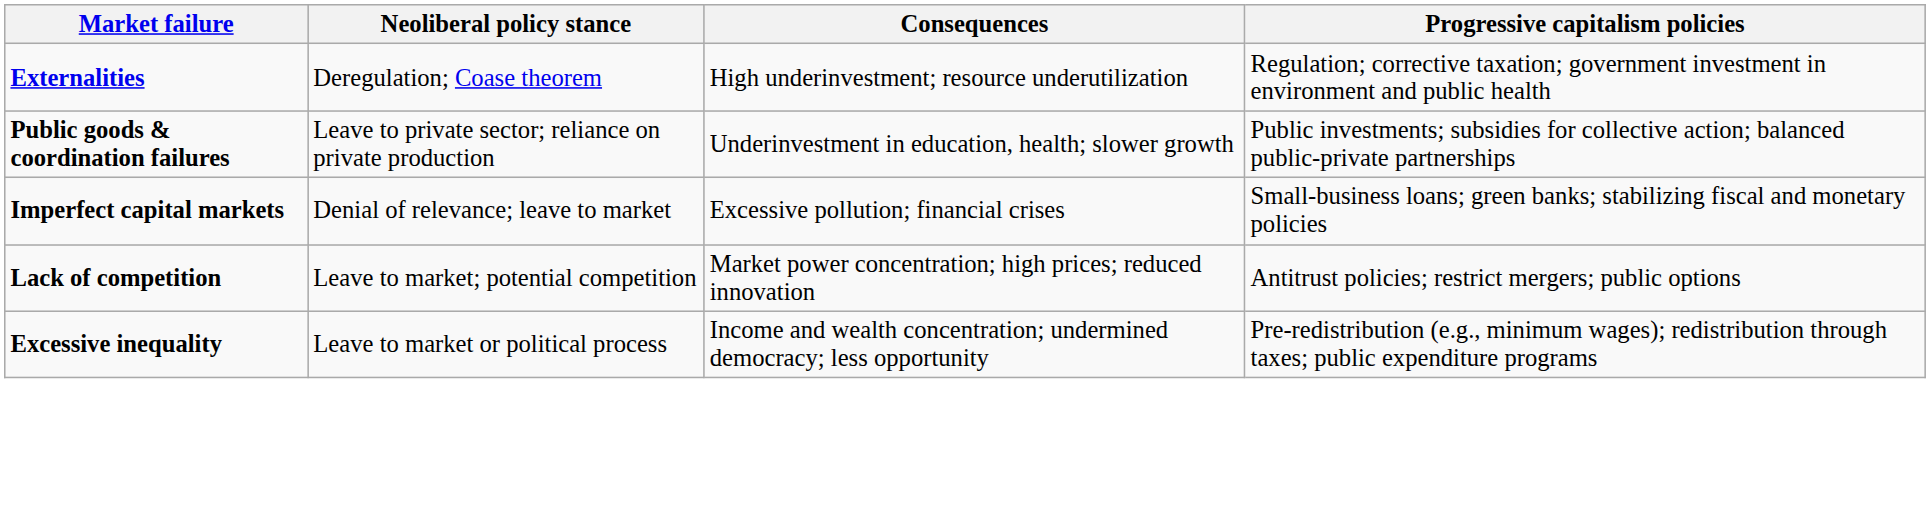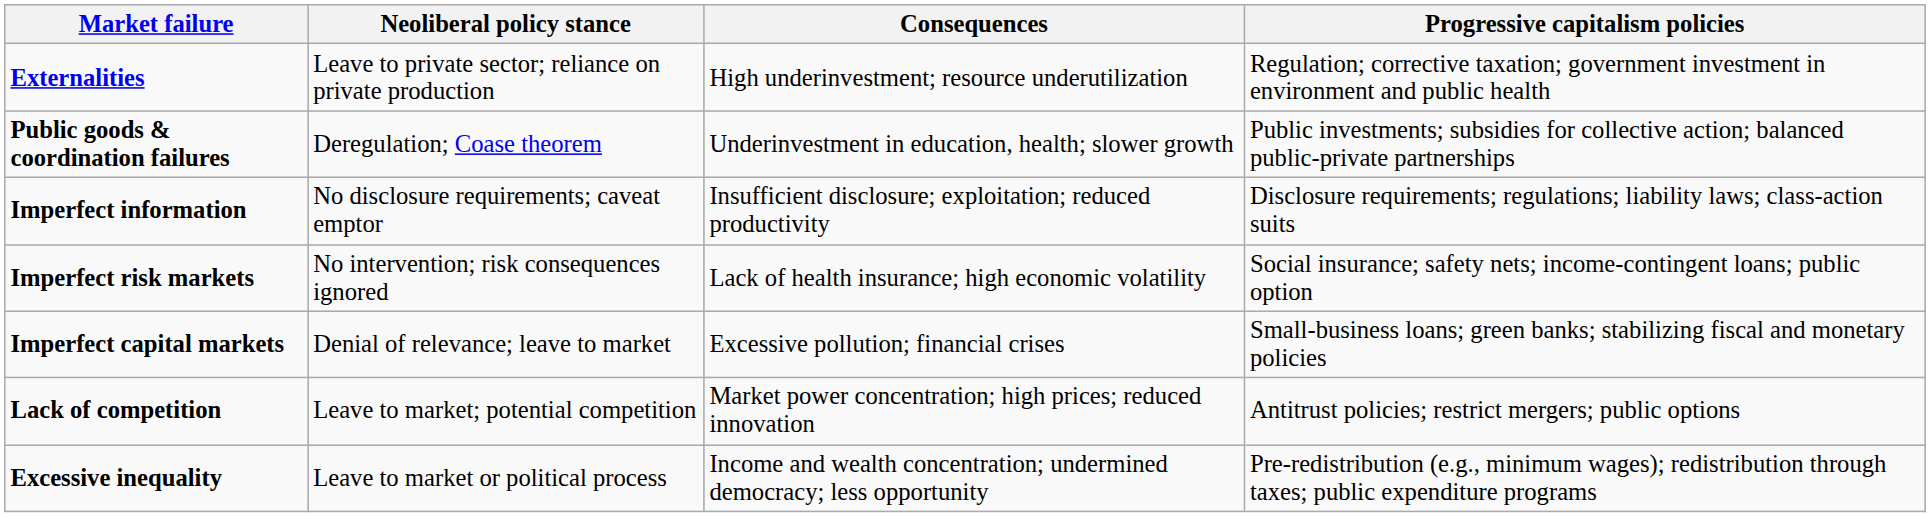(458, 76) Deregulation; Coase theorem -> (487, 76) Leave to private sector; reliance on private production
(487, 143) Leave to private sector; reliance on private production -> (458, 143) Deregulation; Coase theorem
+ row: (128, 210)
+ row: (132, 277)
